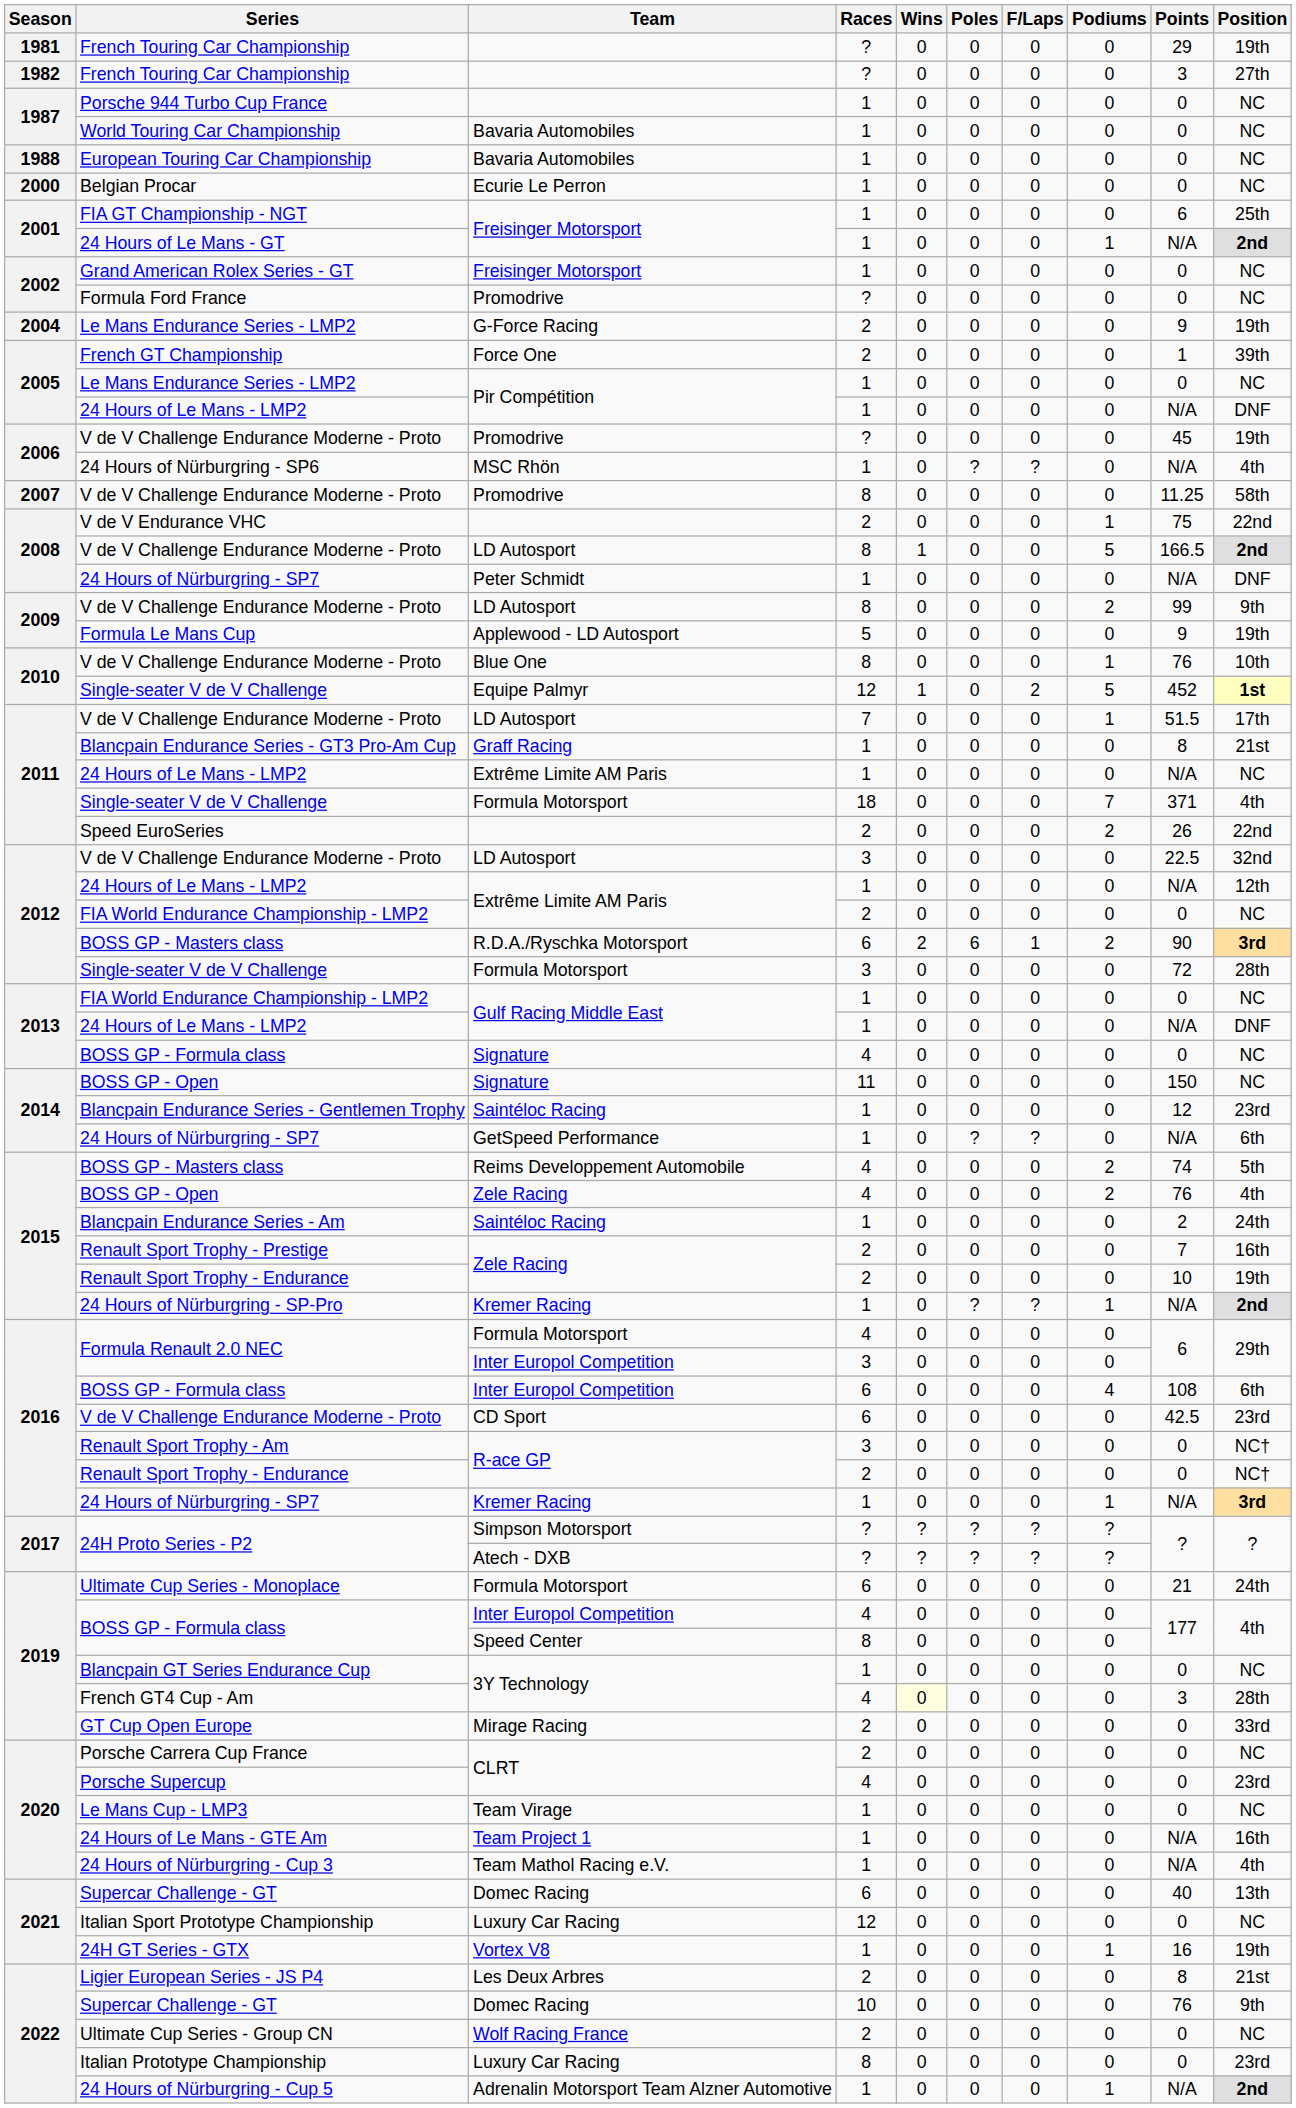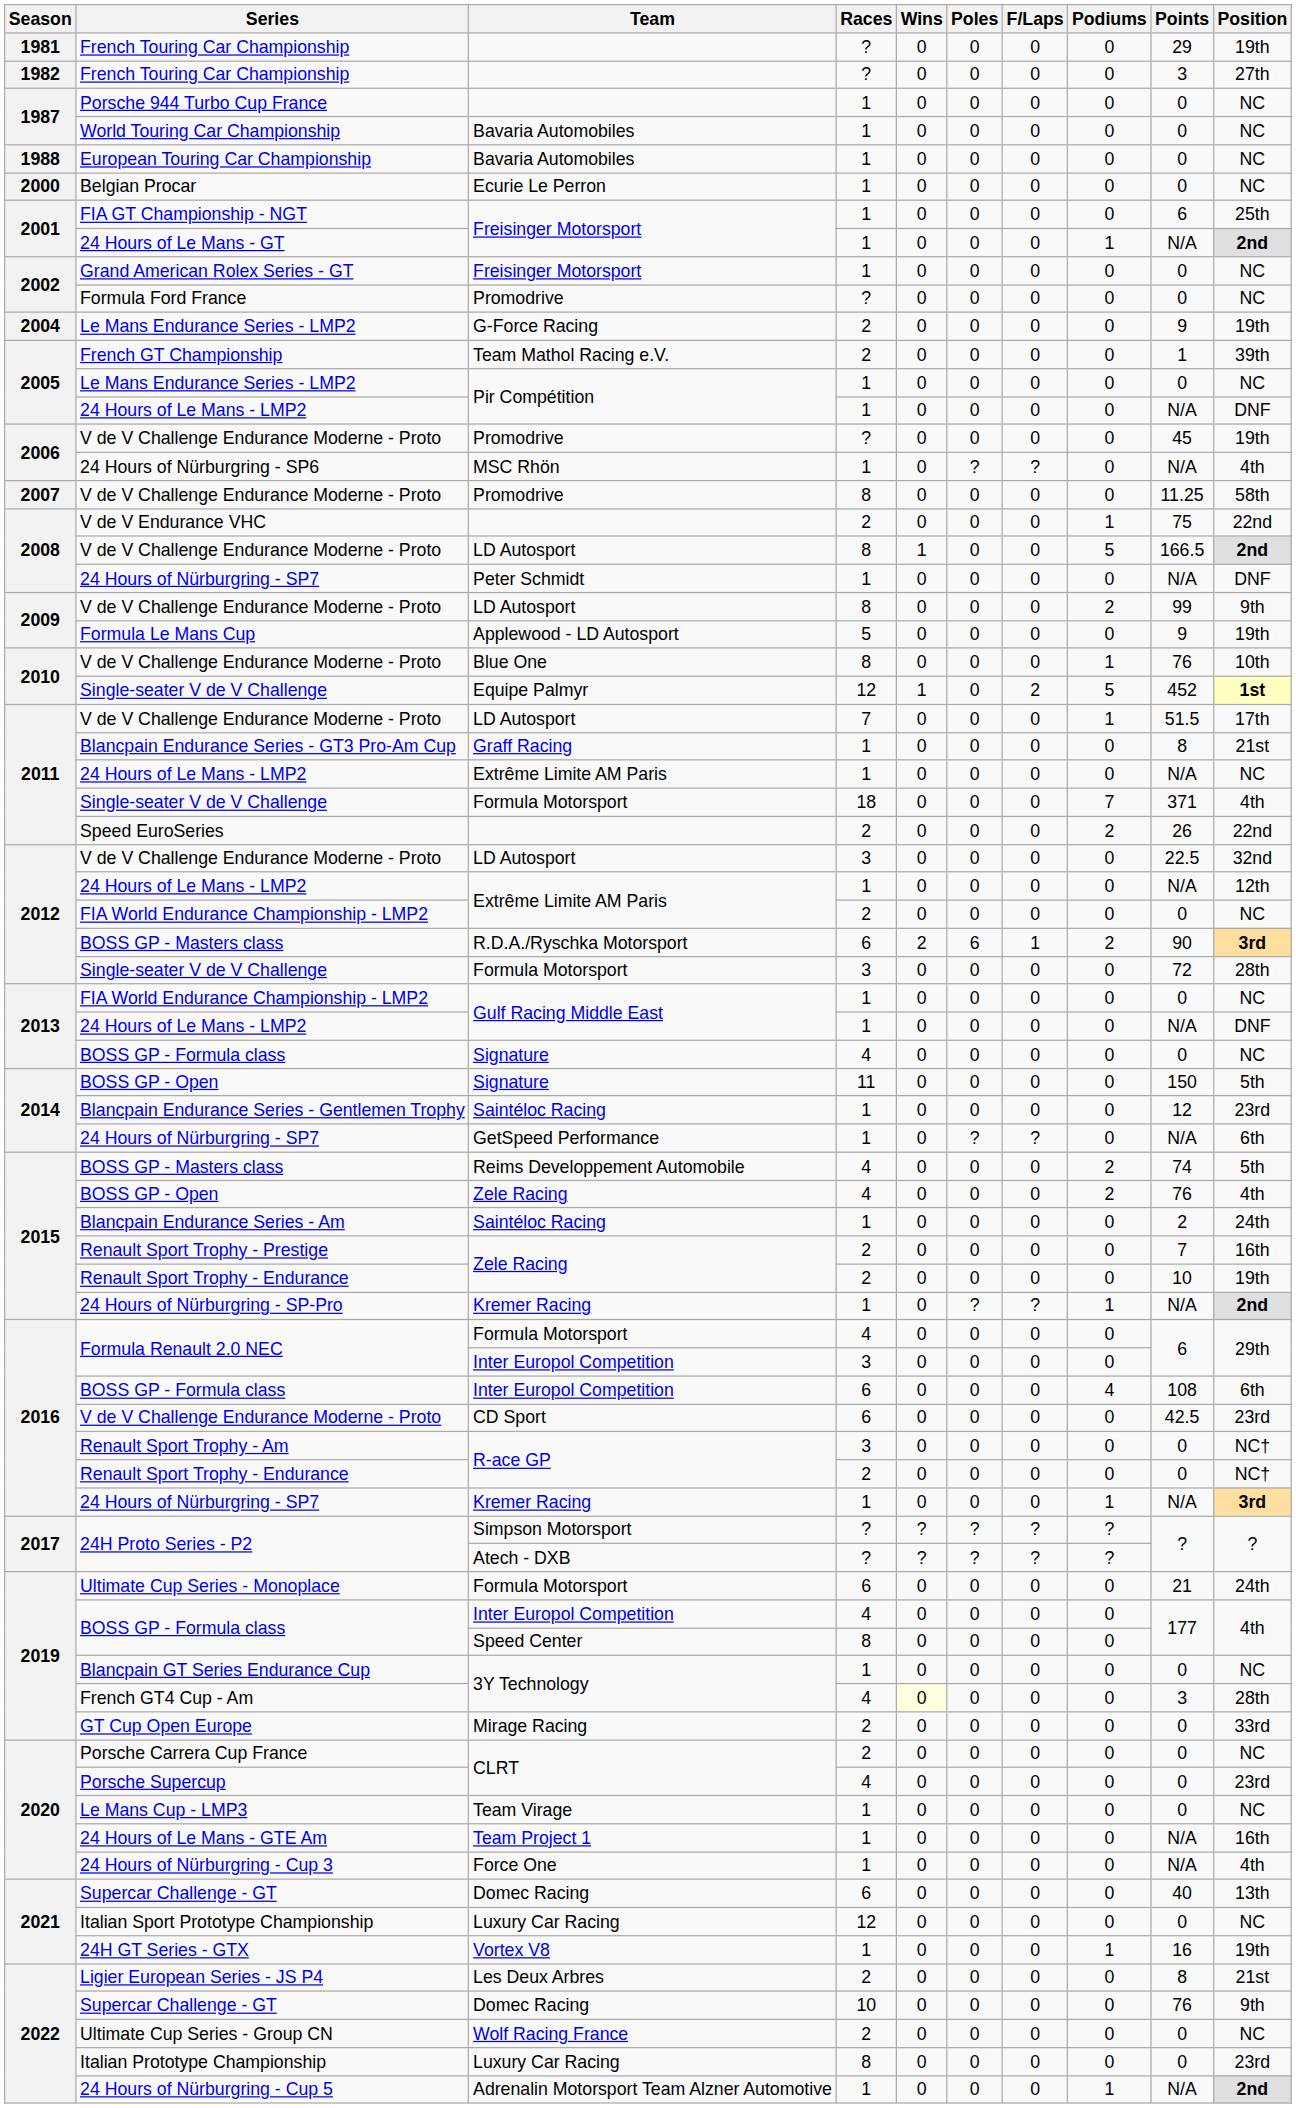(515, 355) Force One -> (571, 355) Team Mathol Racing e.V.
(1252, 1082) NC -> (1252, 1082) 5th
(571, 1866) Team Mathol Racing e.V. -> (515, 1866) Force One
